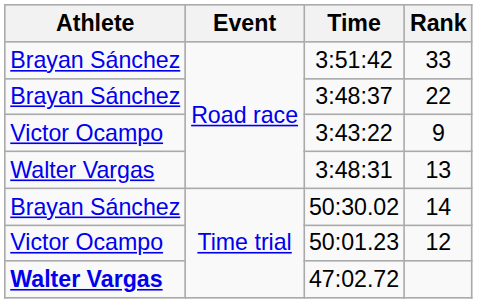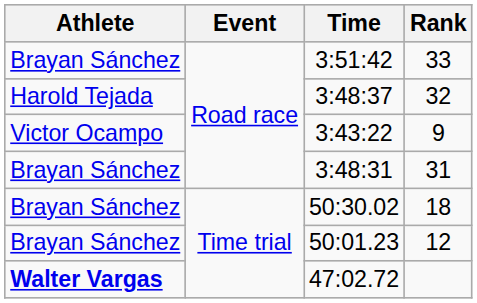(95, 97) Brayan Sánchez -> (82, 97) Harold Tejada
(438, 97) 22 -> (438, 97) 32
(82, 170) Walter Vargas -> (95, 170) Brayan Sánchez
(438, 170) 13 -> (438, 170) 31
(438, 207) 14 -> (438, 207) 18
(87, 243) Victor Ocampo -> (95, 243) Brayan Sánchez
